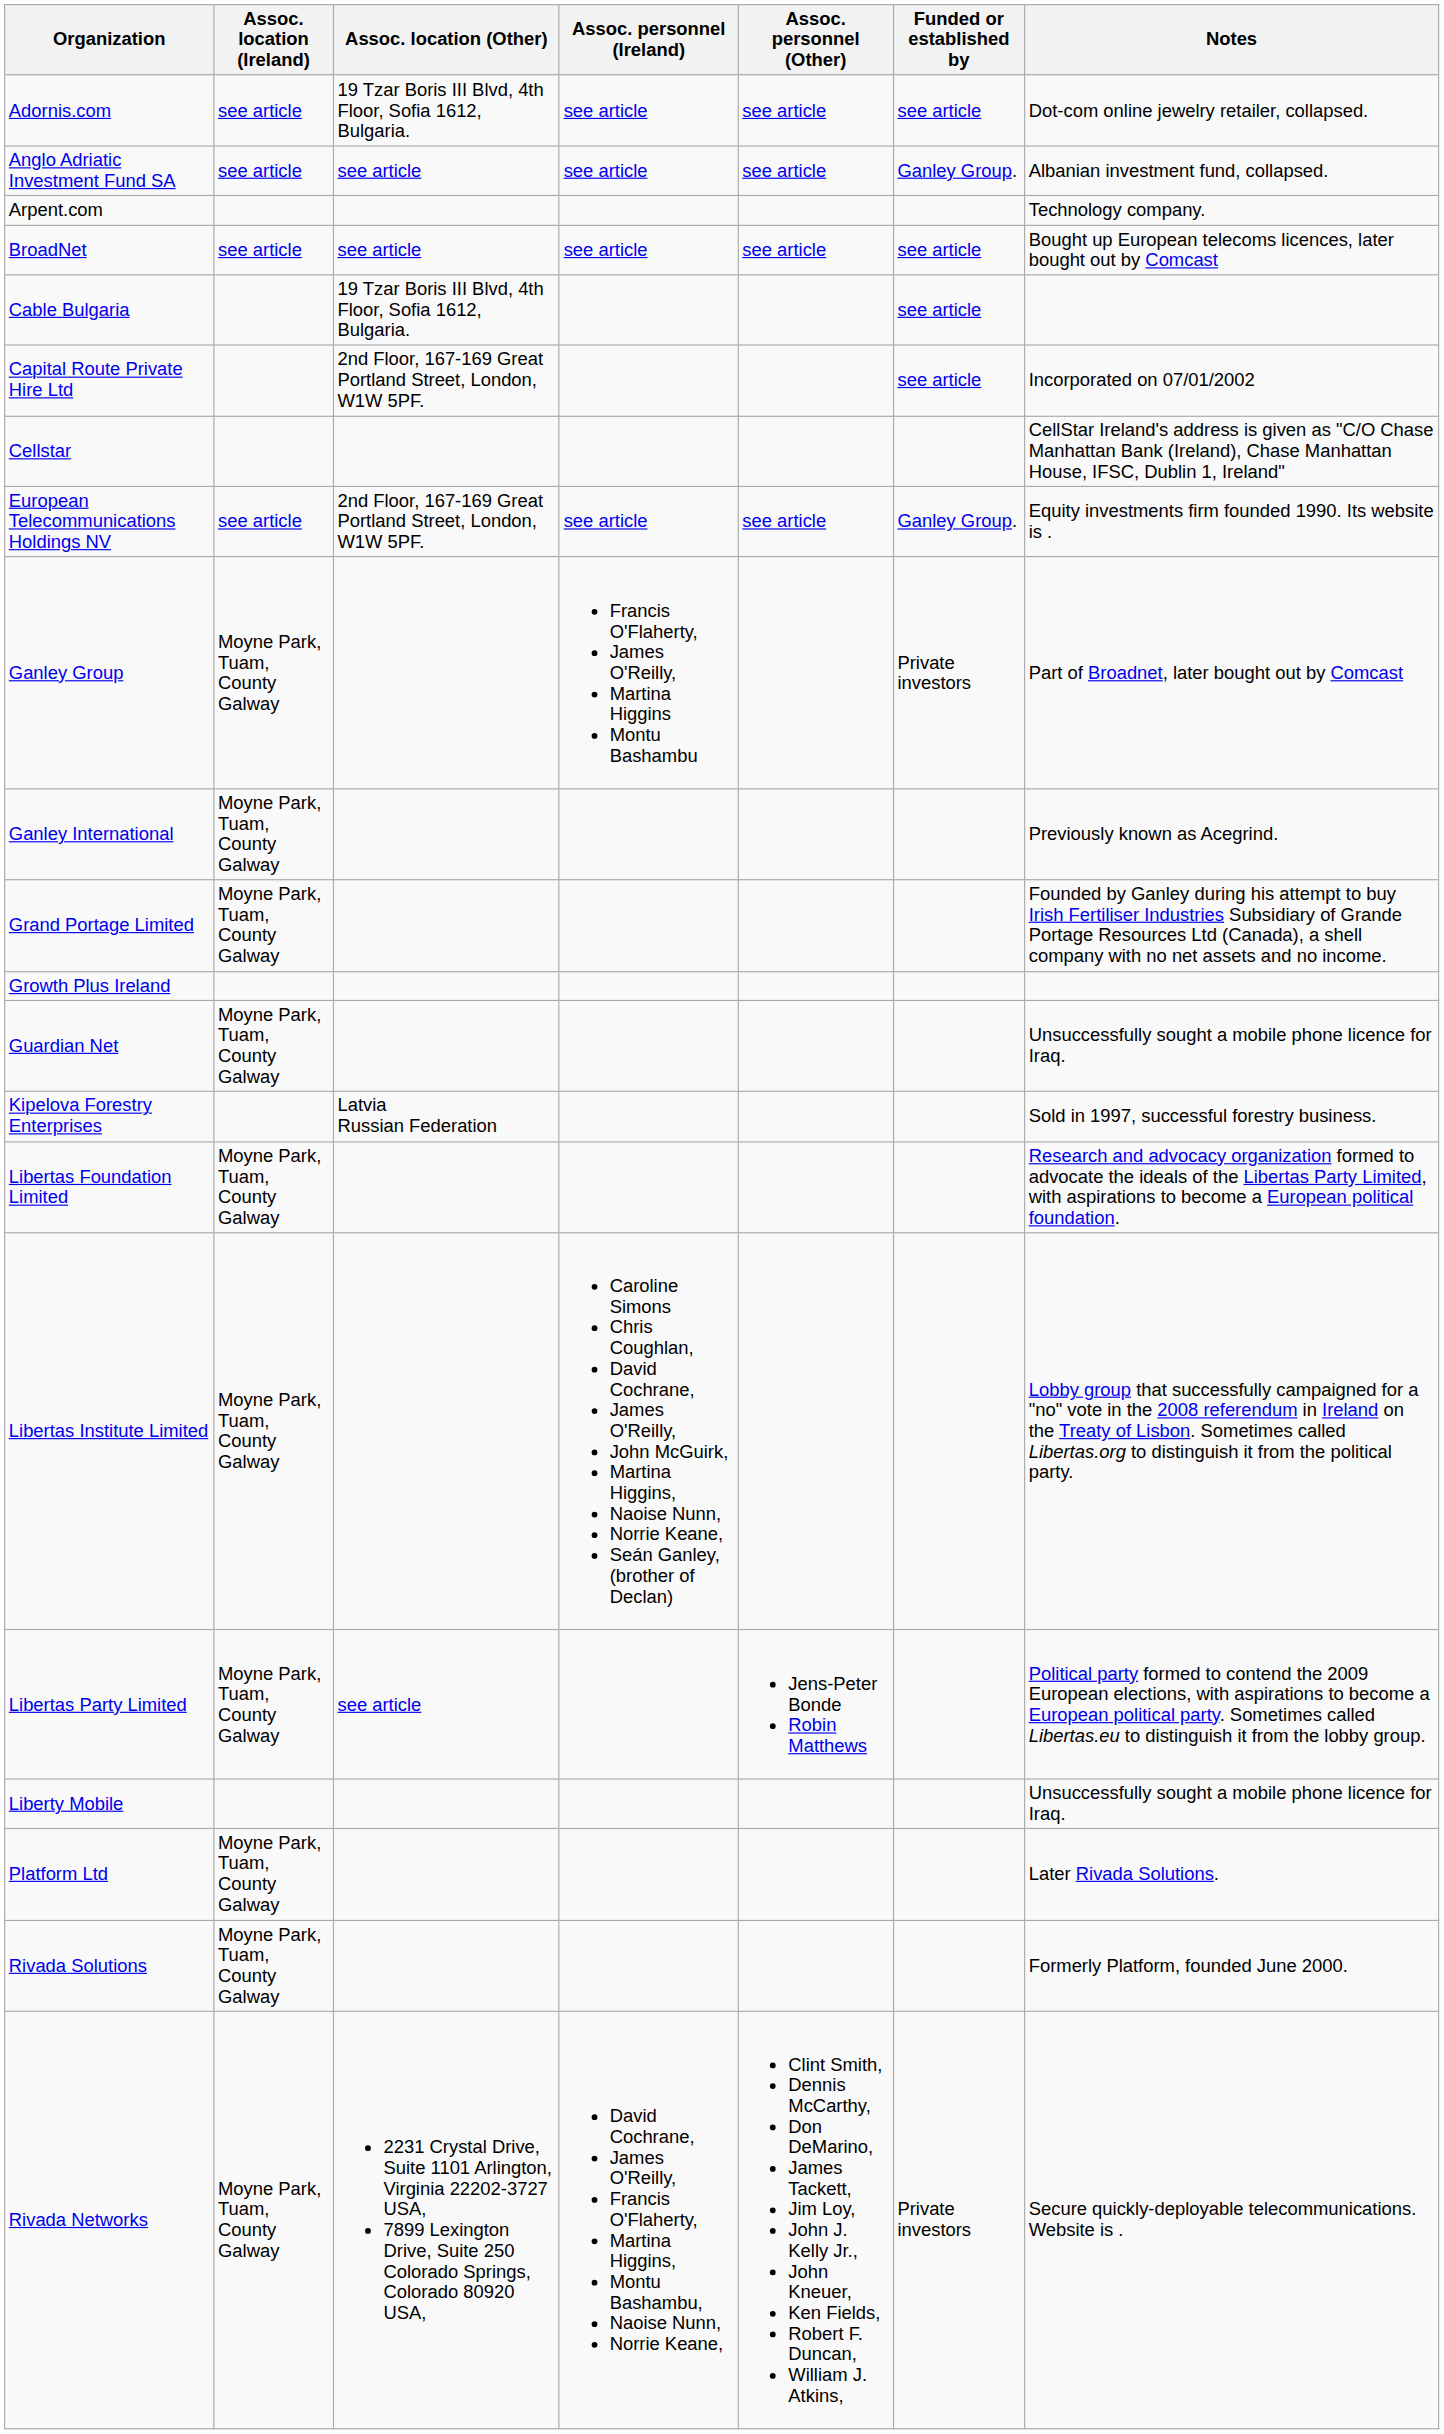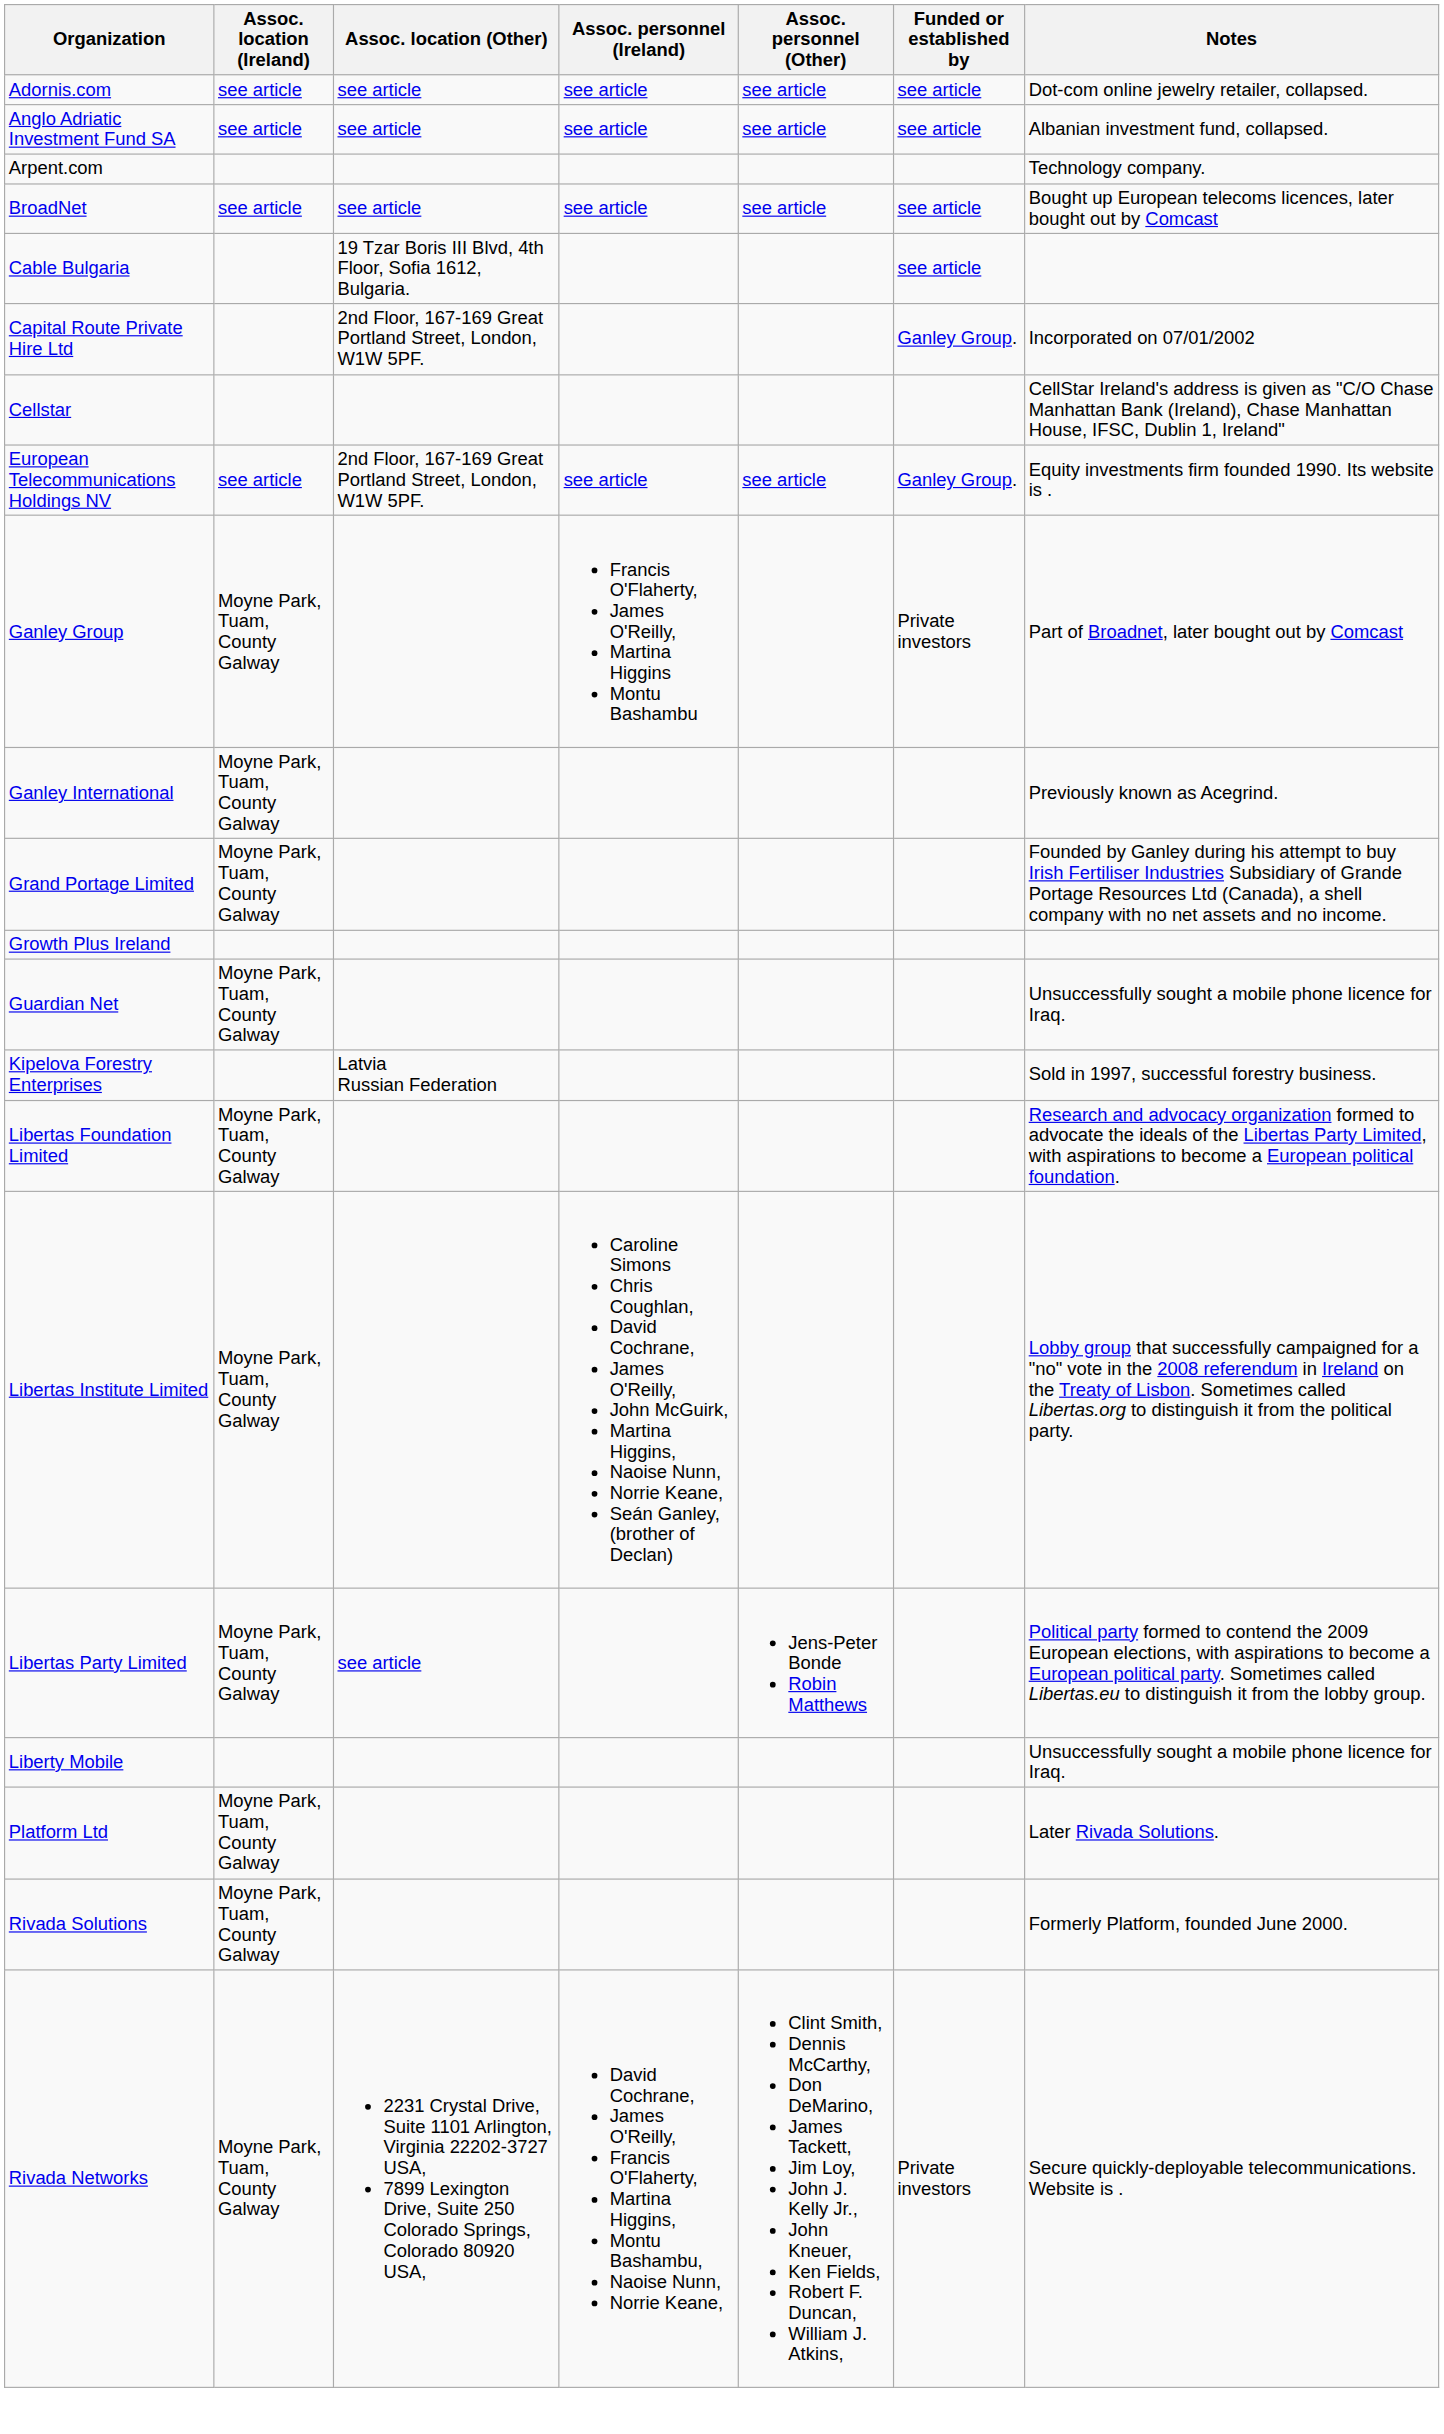(441, 110) 19 Tzar Boris III Blvd, 4th Floor, Sofia 1612, Bulgaria. -> (379, 89) see article
(957, 170) Ganley Group. -> (939, 129) see article
(939, 380) see article -> (957, 339) Ganley Group.
